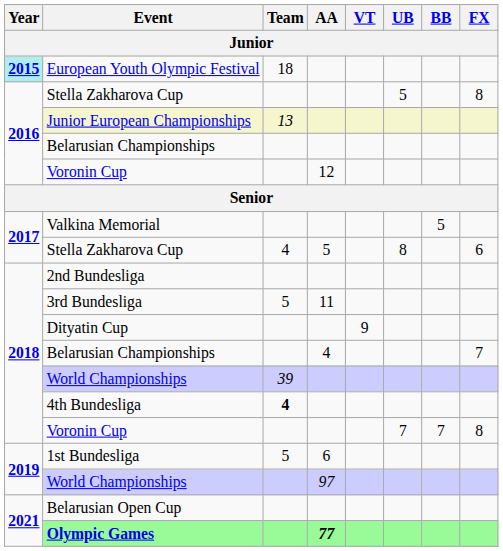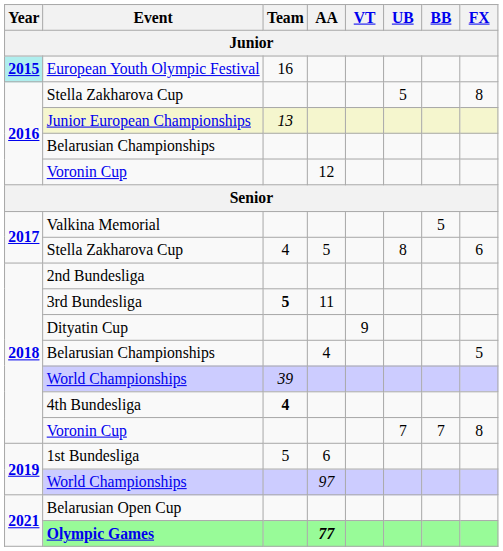(285, 69) 18 -> (285, 69) 16
(285, 301) normal -> (285, 301) bold
(479, 353) 7 -> (479, 353) 5
